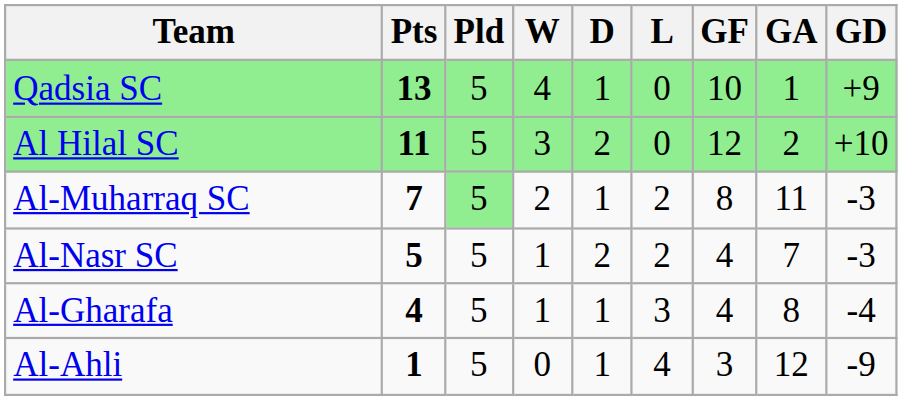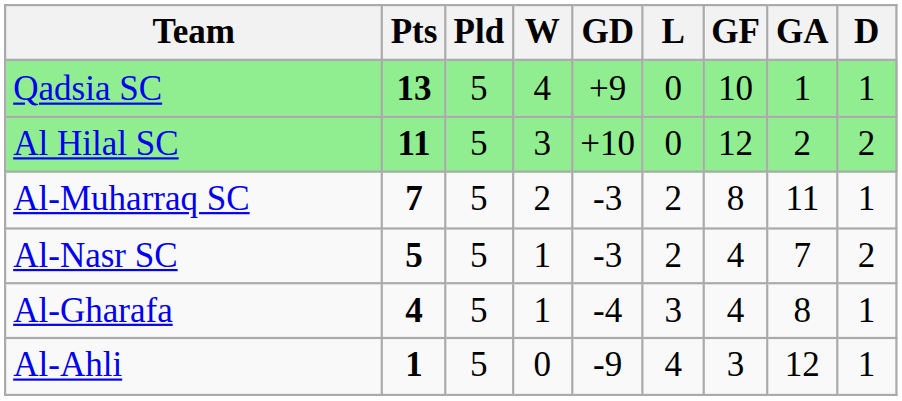columns swapped: (602, 32) <-> (861, 32)
(479, 198) lightgreen background -> (479, 198) no background
